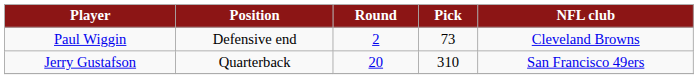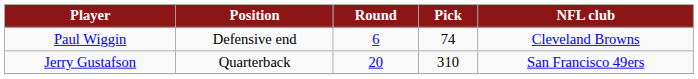(376, 39) 2 -> (376, 39) 6
(448, 39) 73 -> (448, 39) 74
